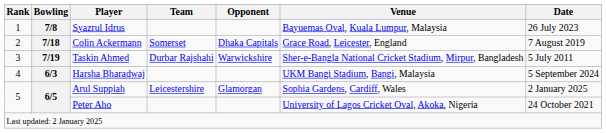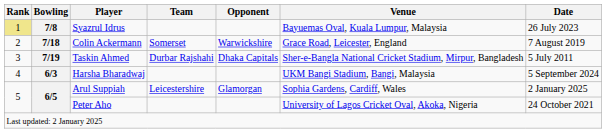(18, 27) no background -> (18, 27) khaki background
(248, 43) Dhaka Capitals -> (245, 43) Warwickshire
(245, 58) Warwickshire -> (248, 58) Dhaka Capitals
